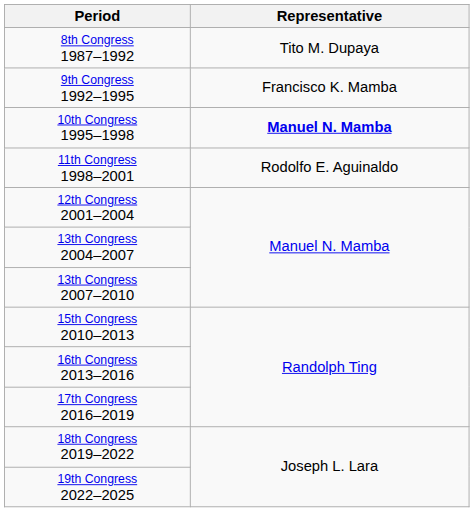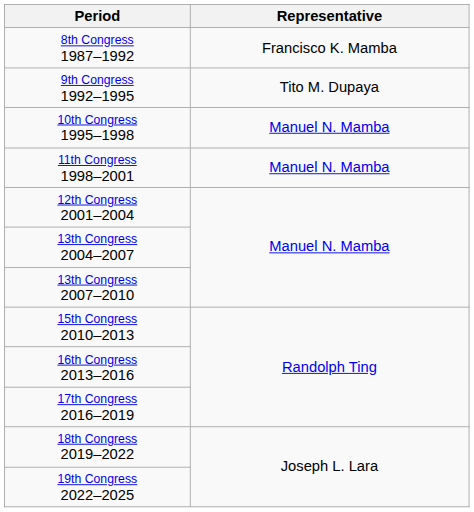(329, 47) Tito M. Dupaya -> (329, 47) Francisco K. Mamba
(329, 87) Francisco K. Mamba -> (329, 87) Tito M. Dupaya
(329, 127) bold -> (329, 127) normal
(329, 167) Rodolfo E. Aguinaldo -> (329, 167) Manuel N. Mamba
